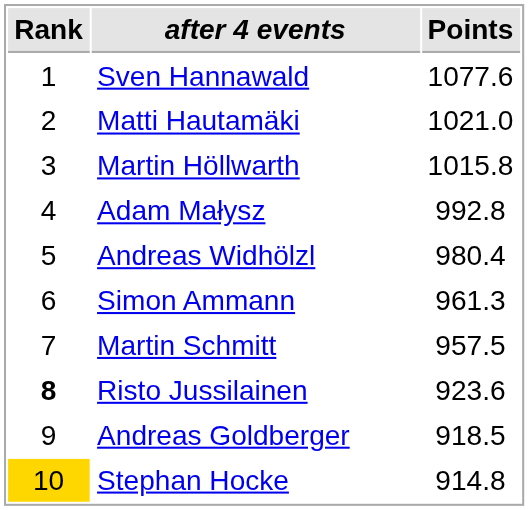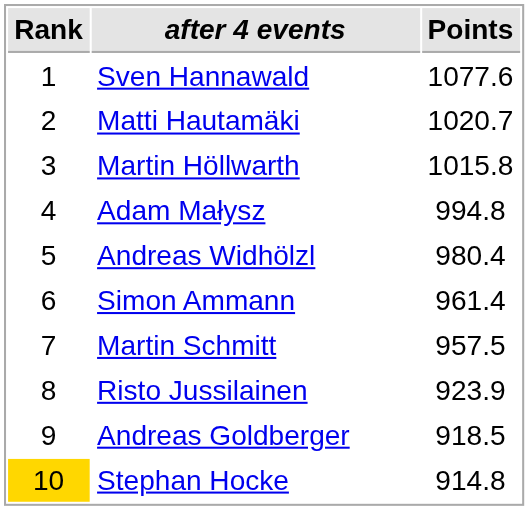(470, 121) 1021.0 -> (470, 121) 1020.7
(470, 211) 992.8 -> (470, 211) 994.8
(470, 301) 961.3 -> (470, 301) 961.4
(48, 391) bold -> (48, 391) normal
(470, 391) 923.6 -> (470, 391) 923.9
